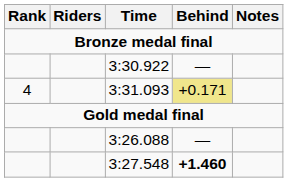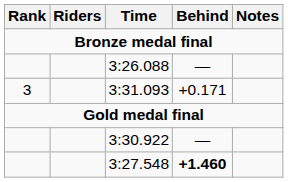rows swapped: (139, 66) <-> (139, 139)
(27, 90) 4 -> (27, 90) 3
(202, 90) khaki background -> (202, 90) no background
